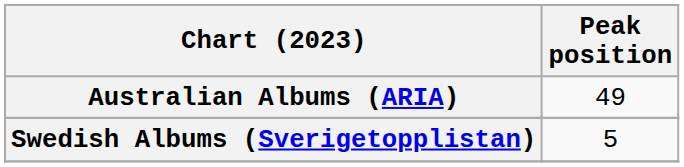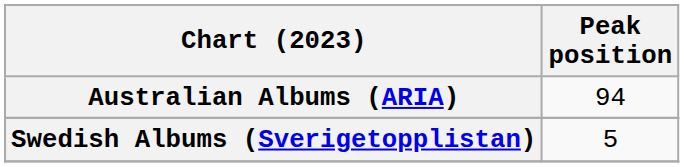(610, 98) 49 -> (610, 98) 94
